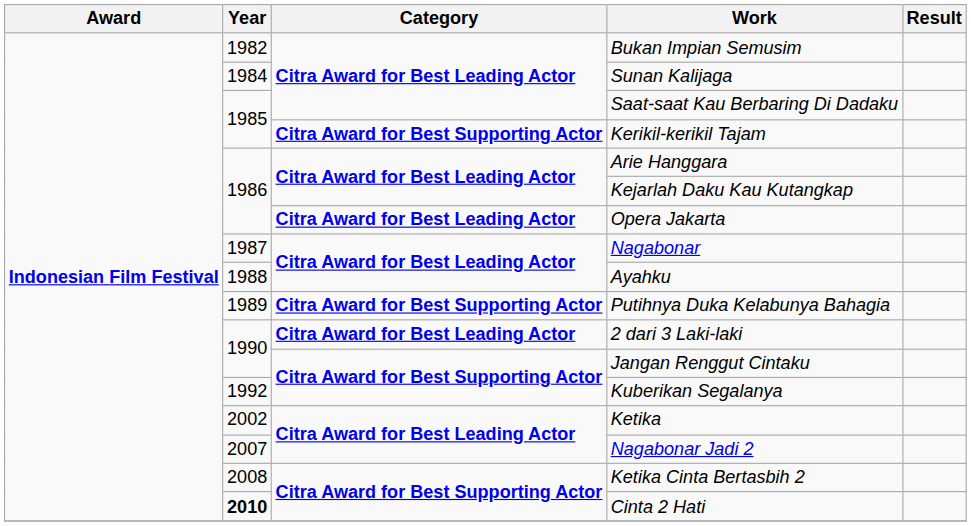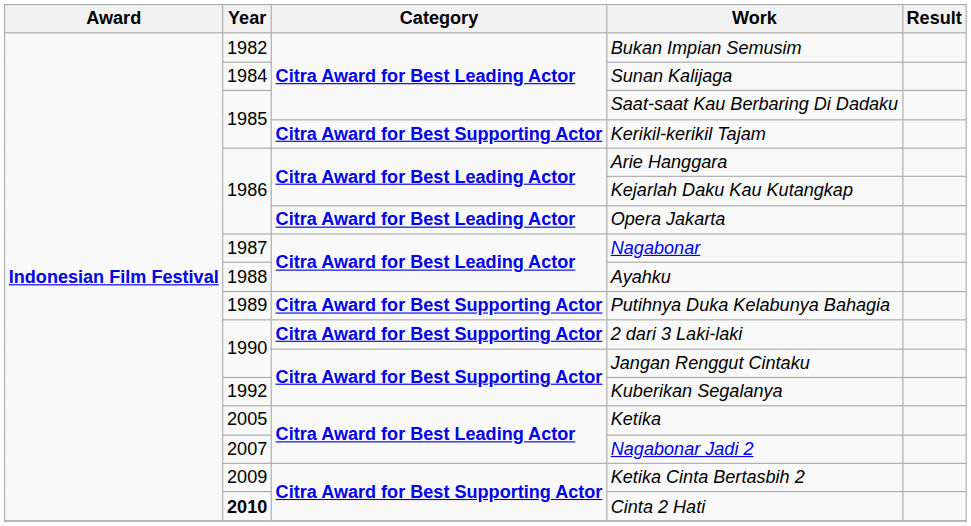(425, 334) Citra Award for Best Leading Actor -> (439, 334) Citra Award for Best Supporting Actor
(247, 420) 2002 -> (247, 420) 2005
(247, 477) 2008 -> (247, 477) 2009
